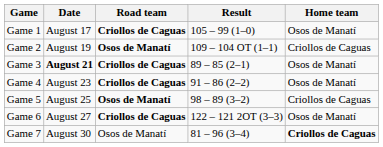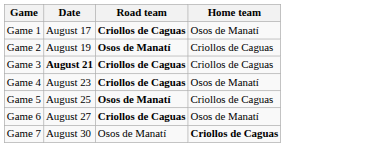- column: (237, 13)
(322, 64) Osos de Manatí -> (232, 64) Criollos de Caguas
